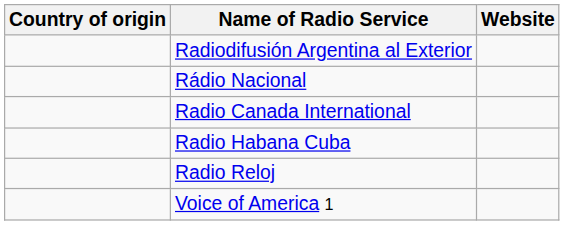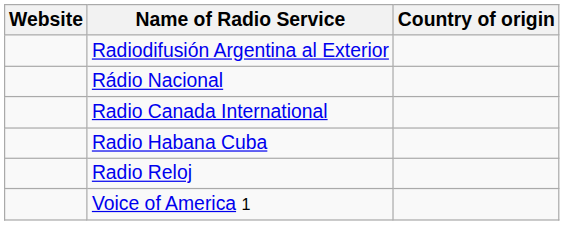columns swapped: (88, 19) <-> (518, 19)
